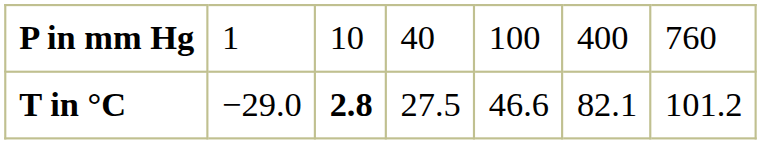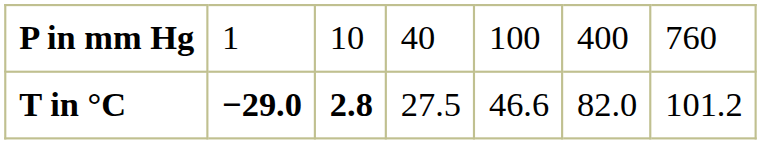(262, 104) normal -> (262, 104) bold
(607, 104) 82.1 -> (607, 104) 82.0
